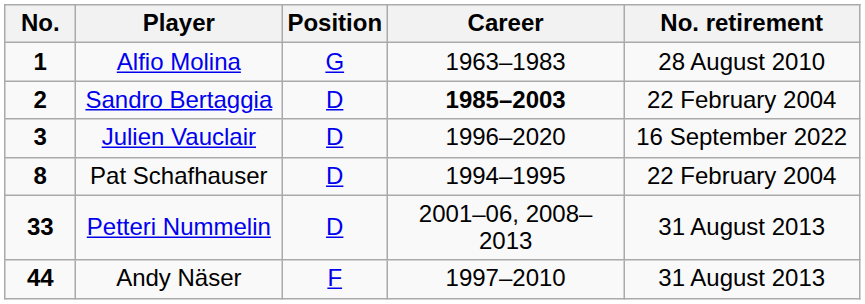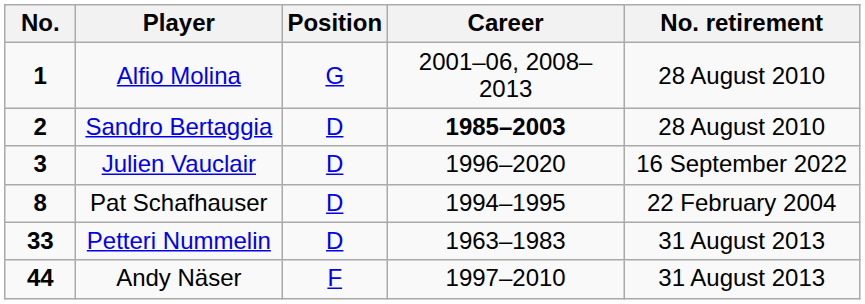(506, 61) 1963–1983 -> (506, 75) 2001–06, 2008–2013
(742, 99) 22 February 2004 -> (742, 126) 28 August 2010
(506, 227) 2001–06, 2008–2013 -> (506, 240) 1963–1983
